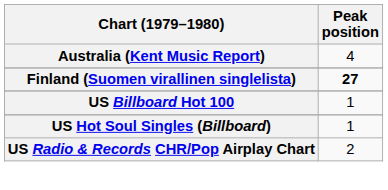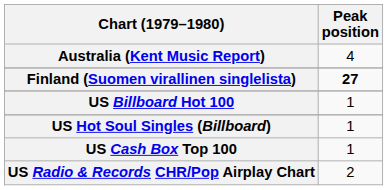+ row: (161, 149)
